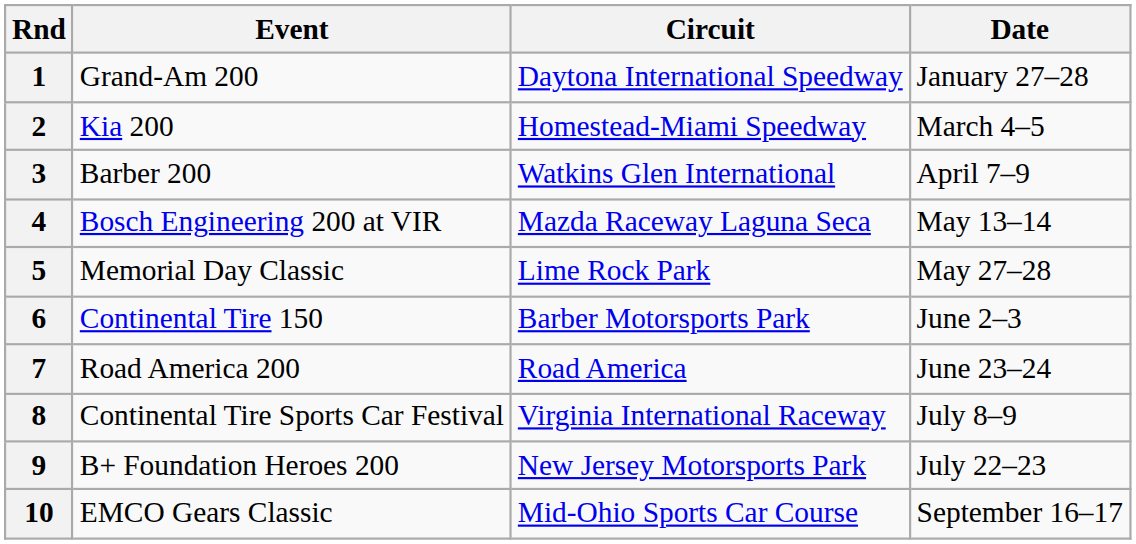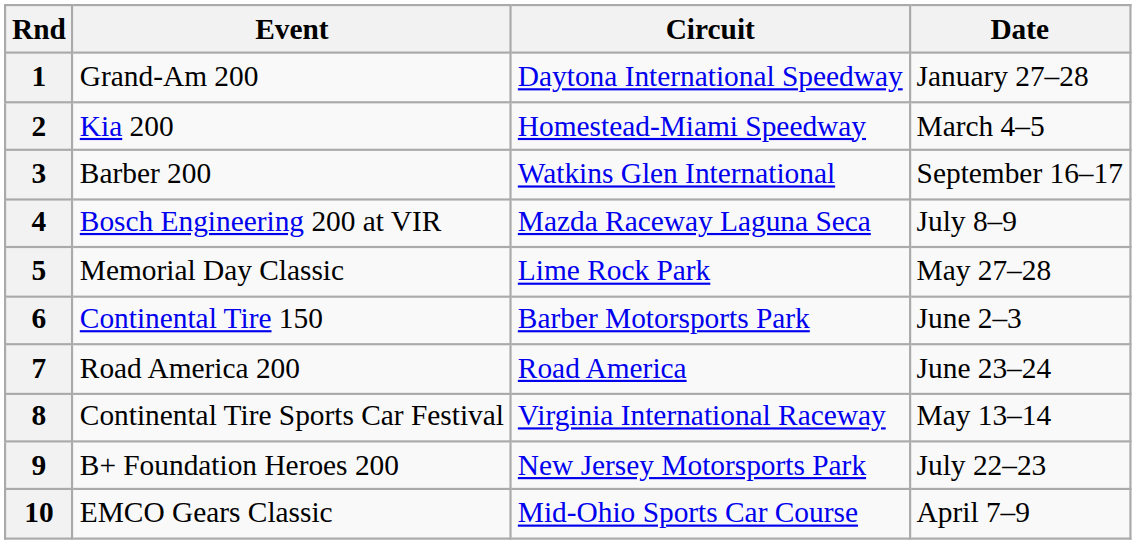(973, 173) April 7–9 -> (1020, 173) September 16–17
(984, 222) May 13–14 -> (967, 222) July 8–9
(967, 416) July 8–9 -> (984, 416) May 13–14
(1020, 512) September 16–17 -> (973, 512) April 7–9
